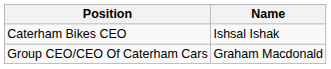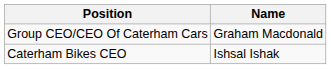rows swapped: (107, 53) <-> (67, 34)
